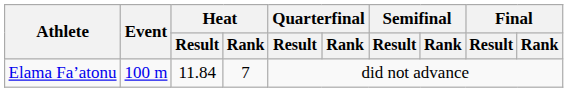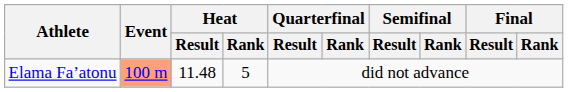(146, 73) no background -> (146, 73) lightsalmon background
(197, 73) 11.84 -> (197, 73) 11.48
(246, 73) 7 -> (246, 73) 5
